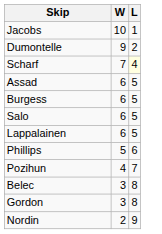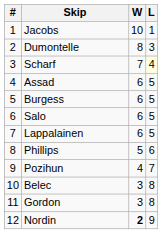+ column: (13, 13)
(123, 47) 9 -> (140, 47) 8
(135, 47) 2 -> (152, 47) 3
(123, 220) normal -> (140, 220) bold
